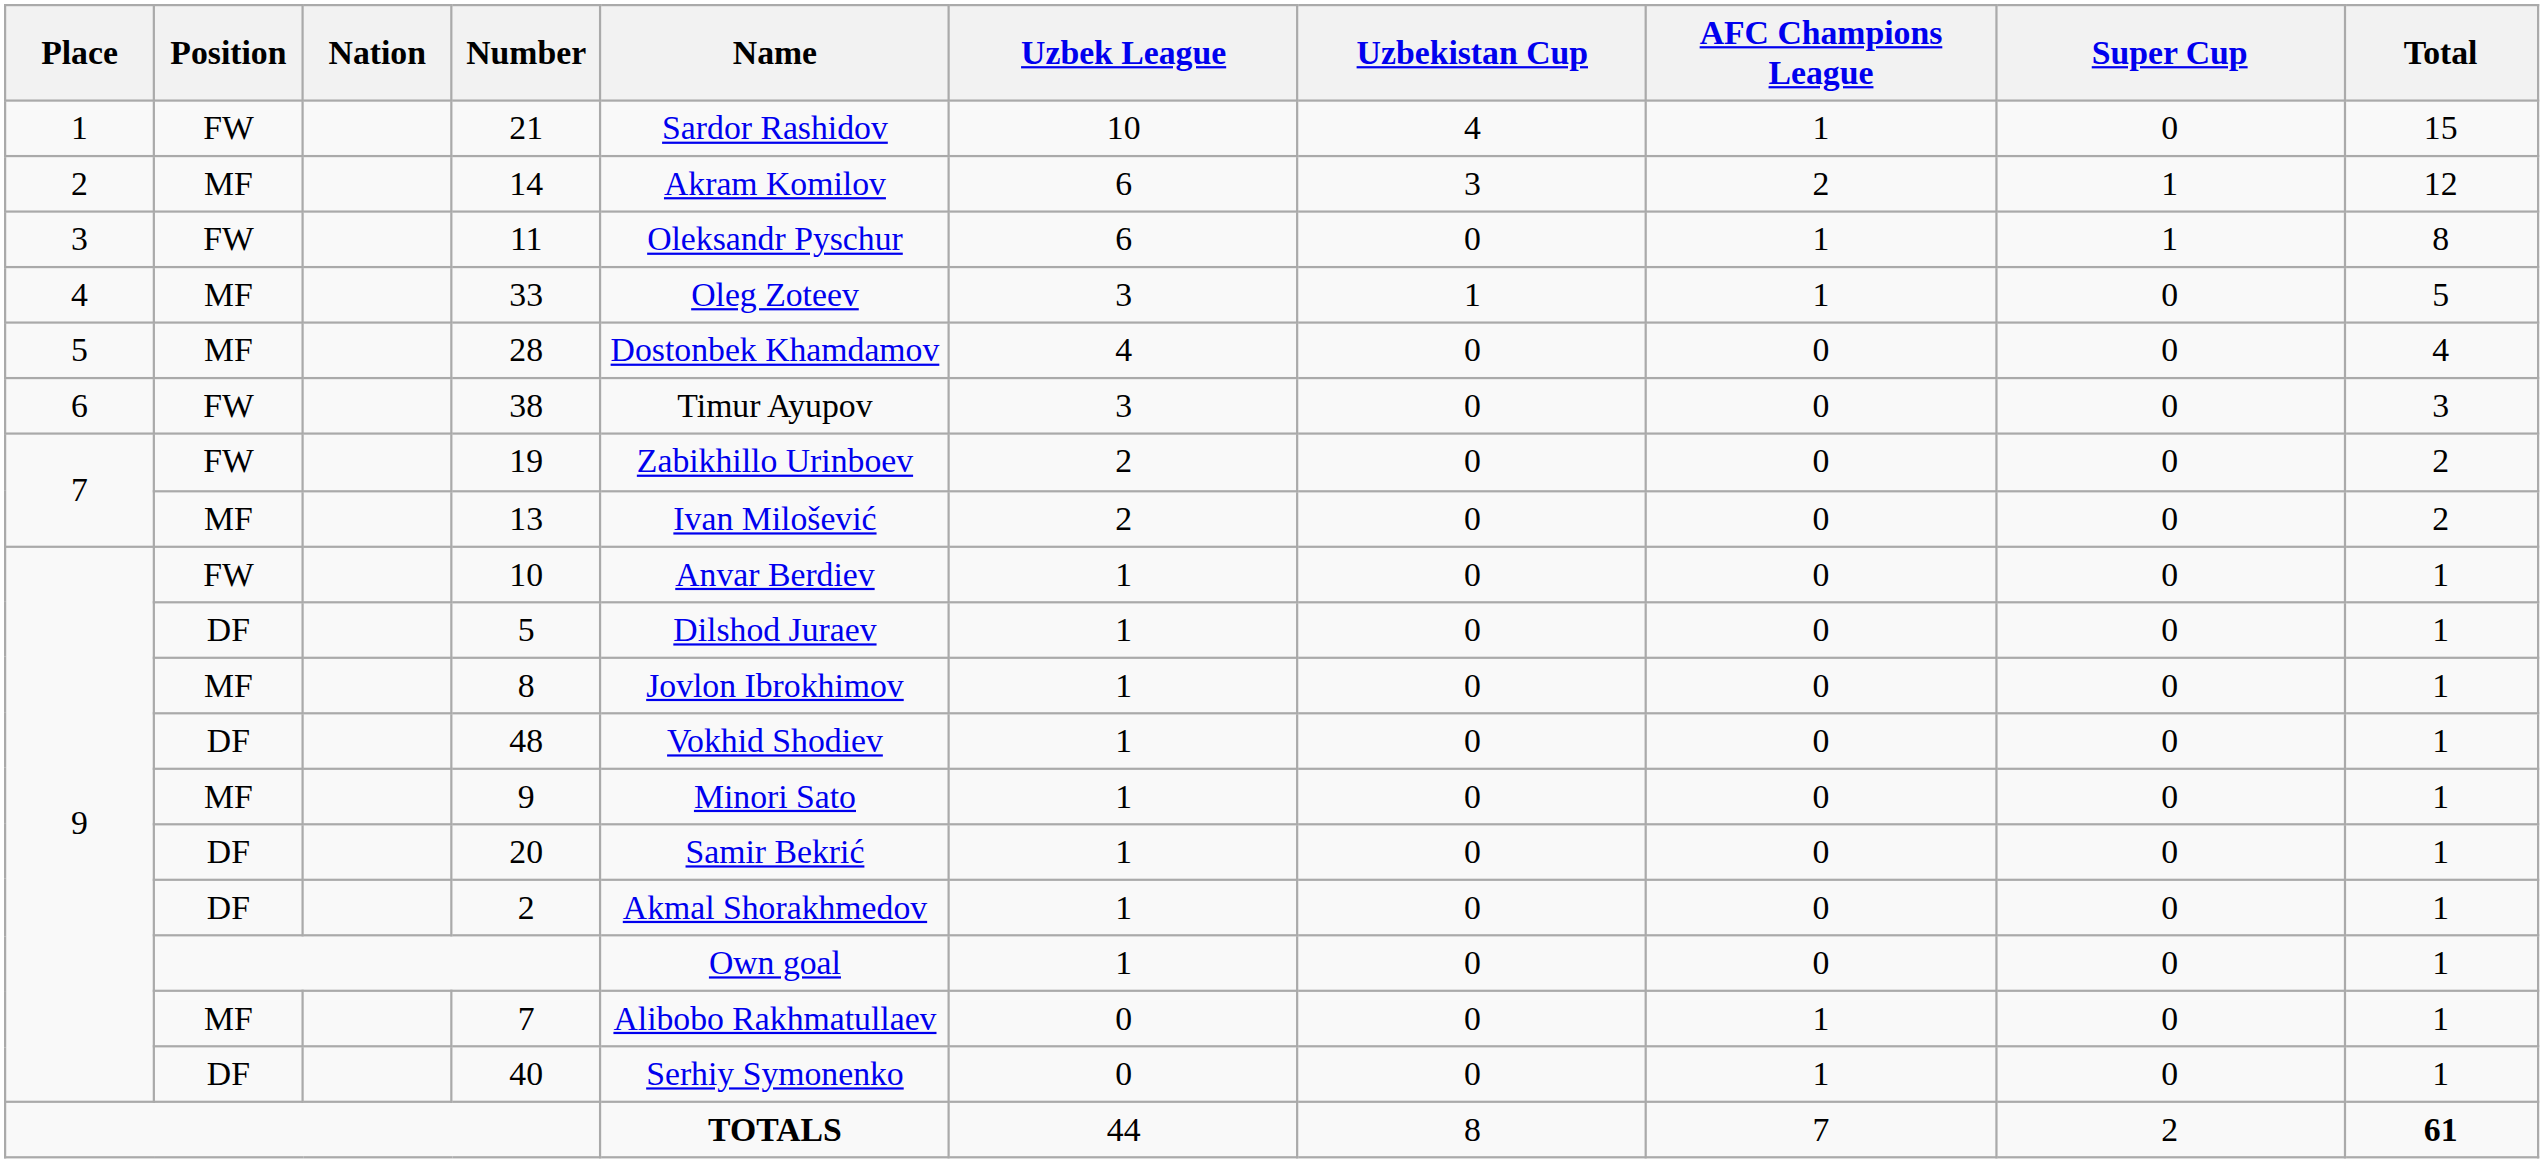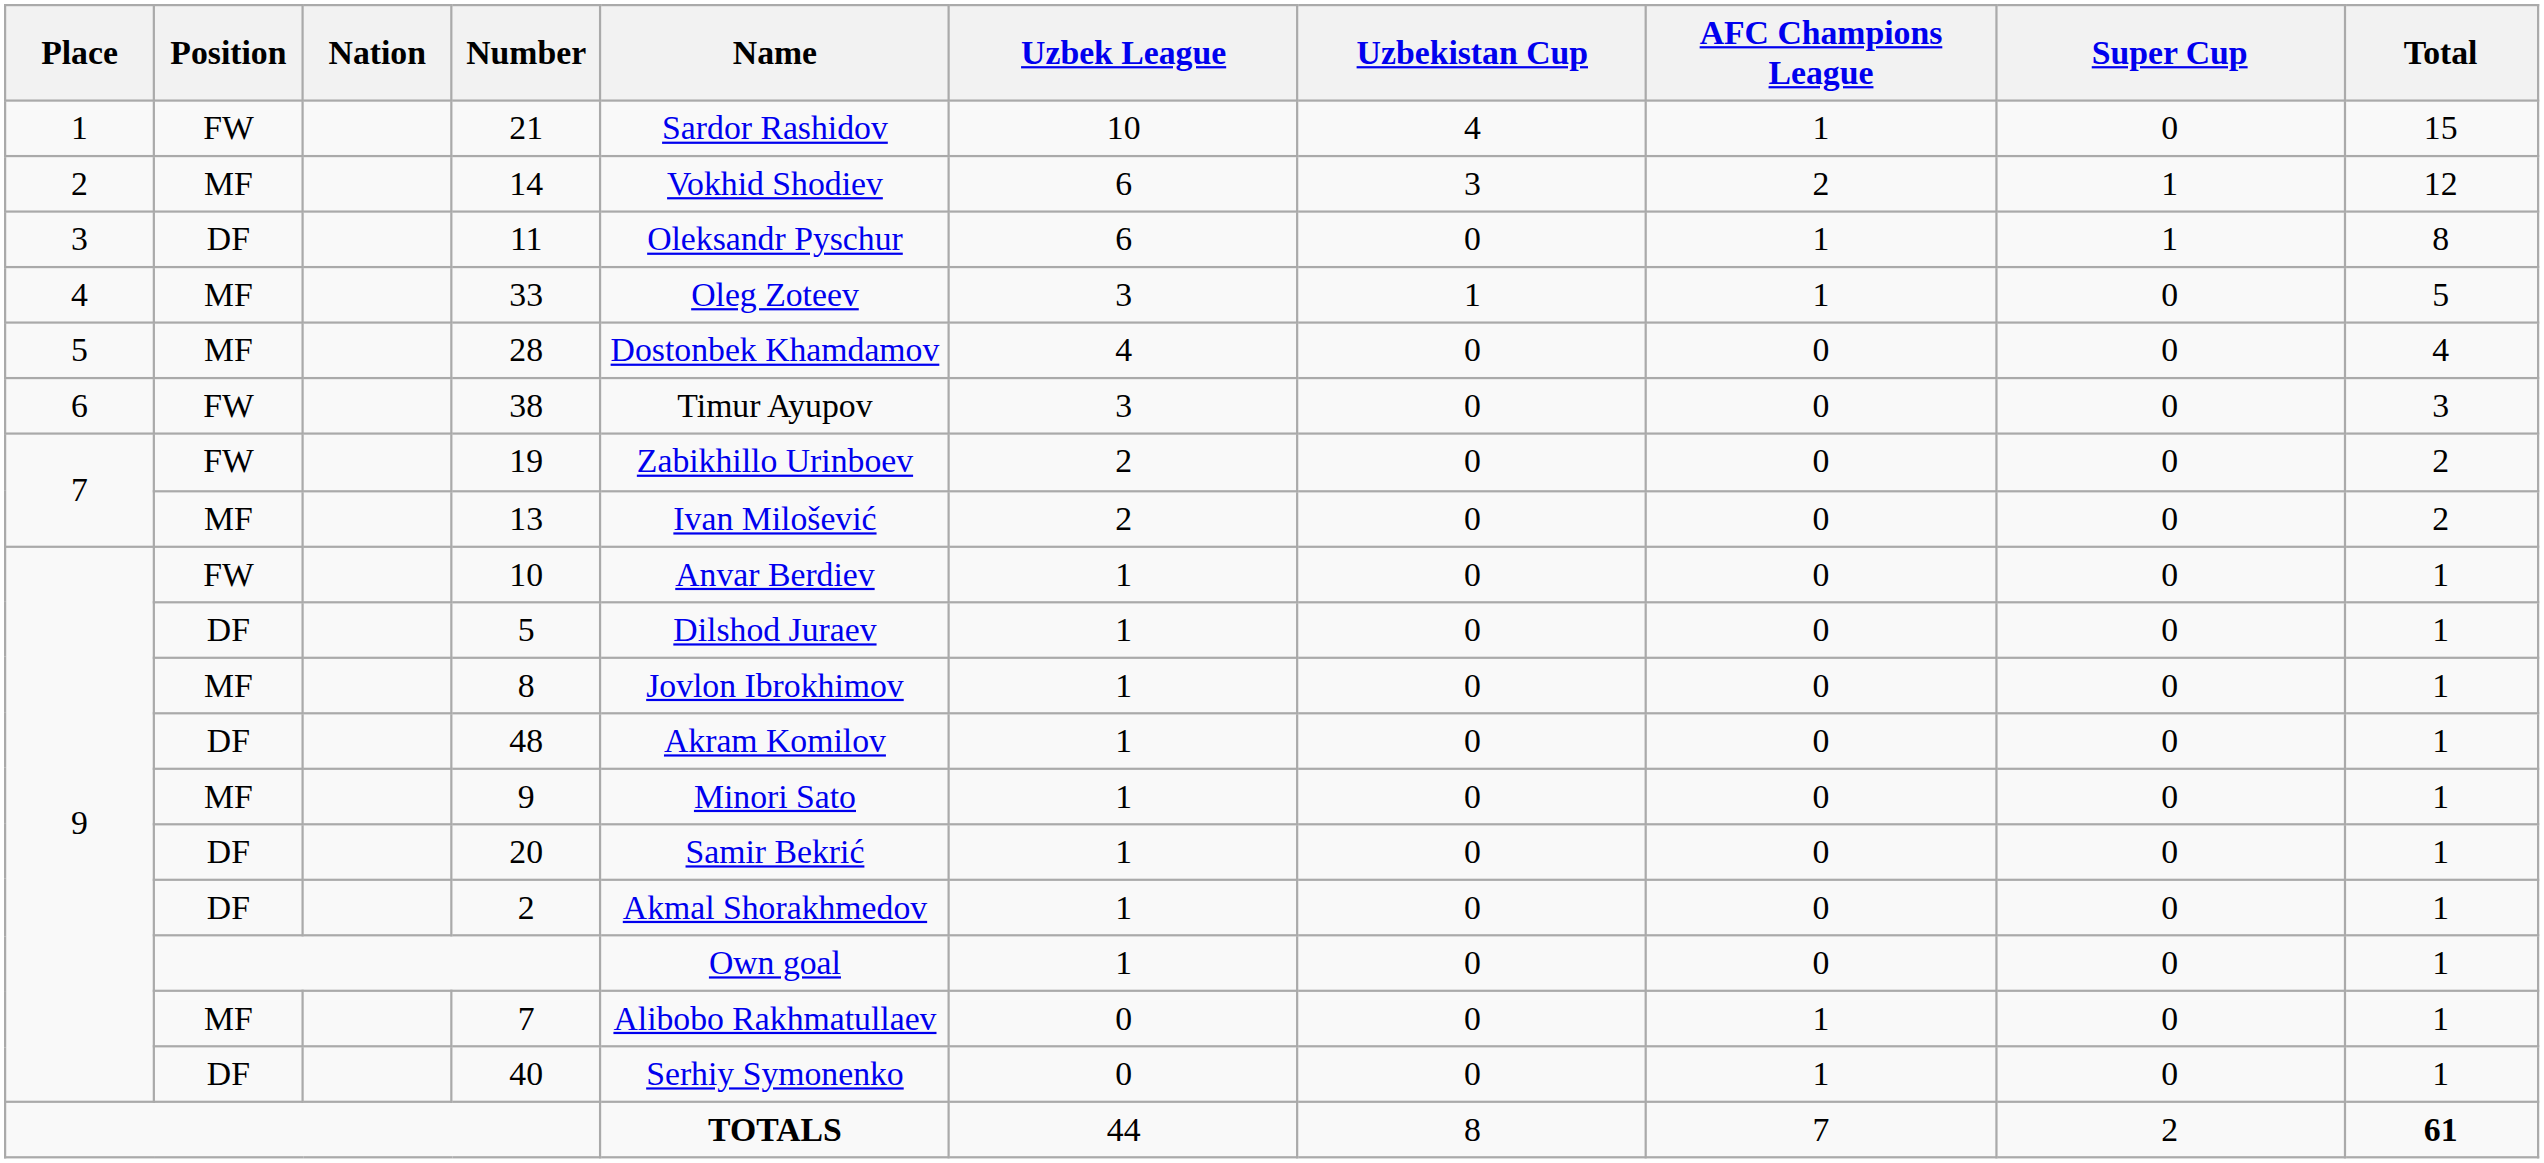(775, 183) Akram Komilov -> (775, 183) Vokhid Shodiev
(228, 239) FW -> (228, 239) DF
(775, 740) Vokhid Shodiev -> (775, 740) Akram Komilov
